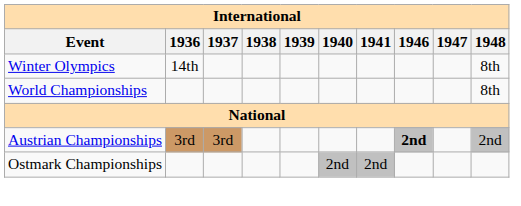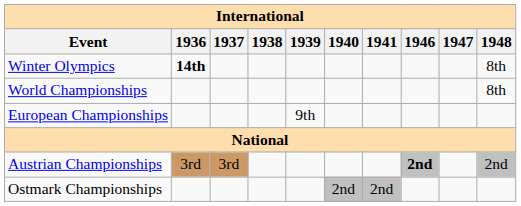(185, 66) normal -> (191, 66) bold
+ row: (88, 115)
